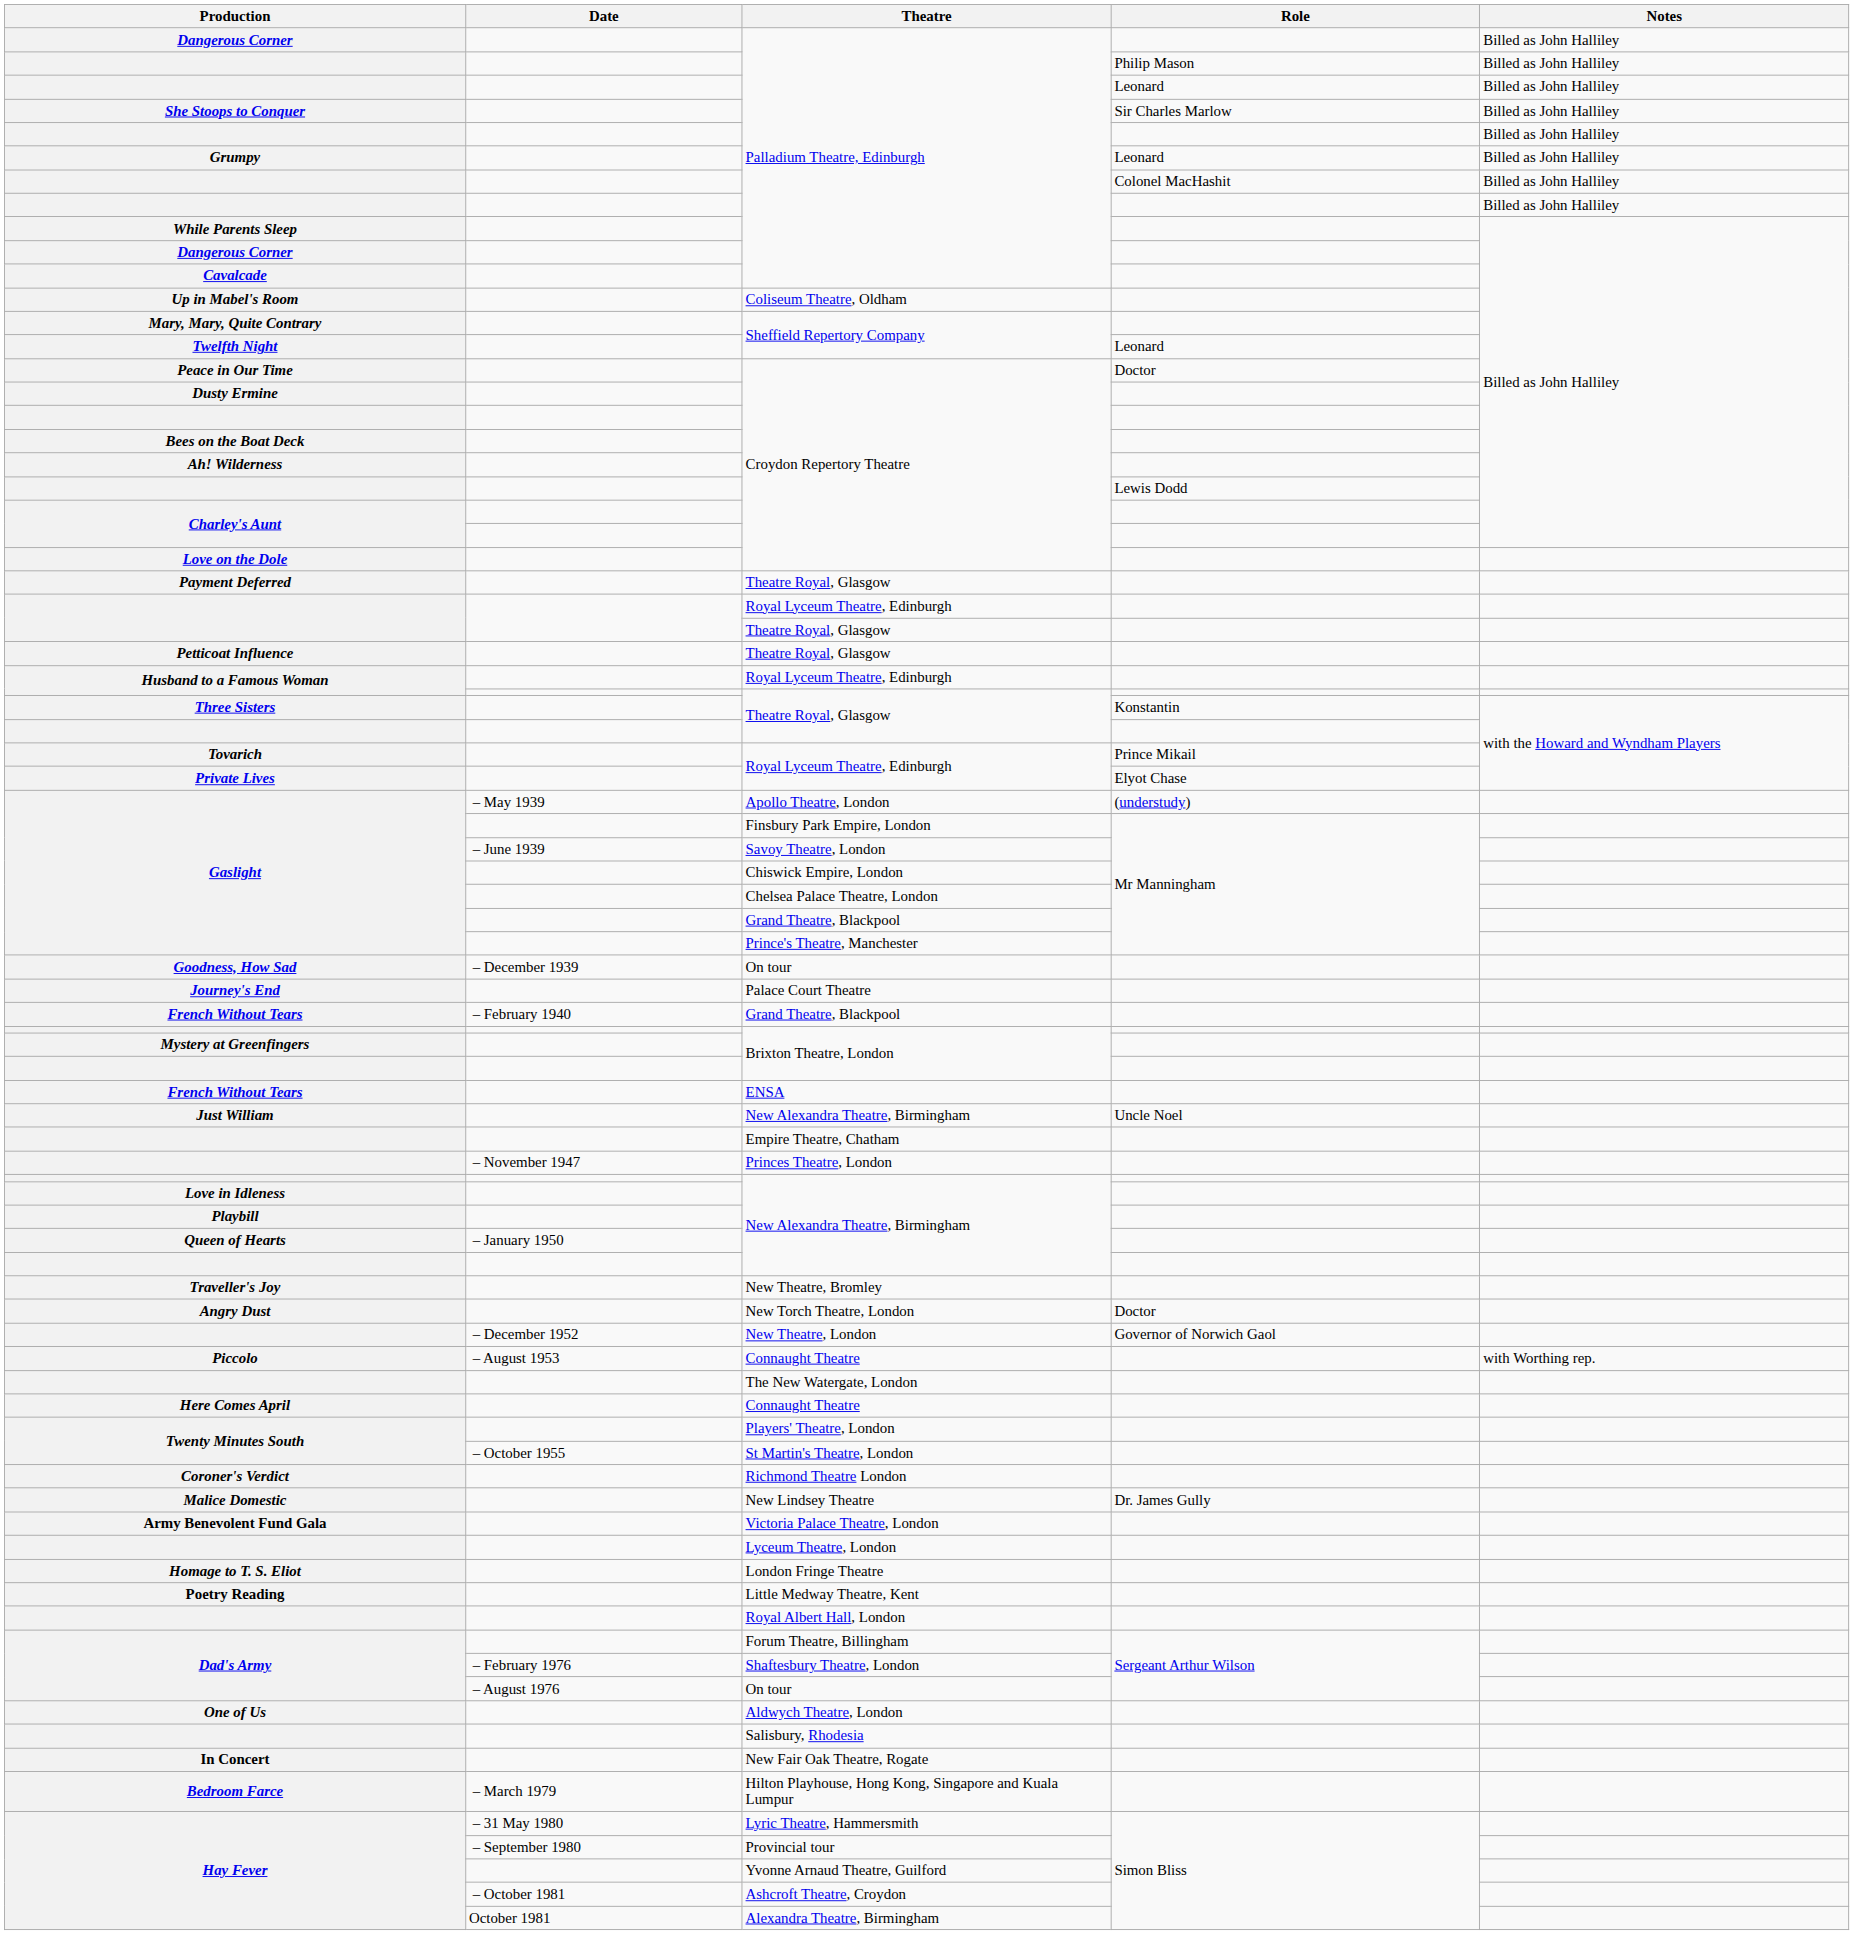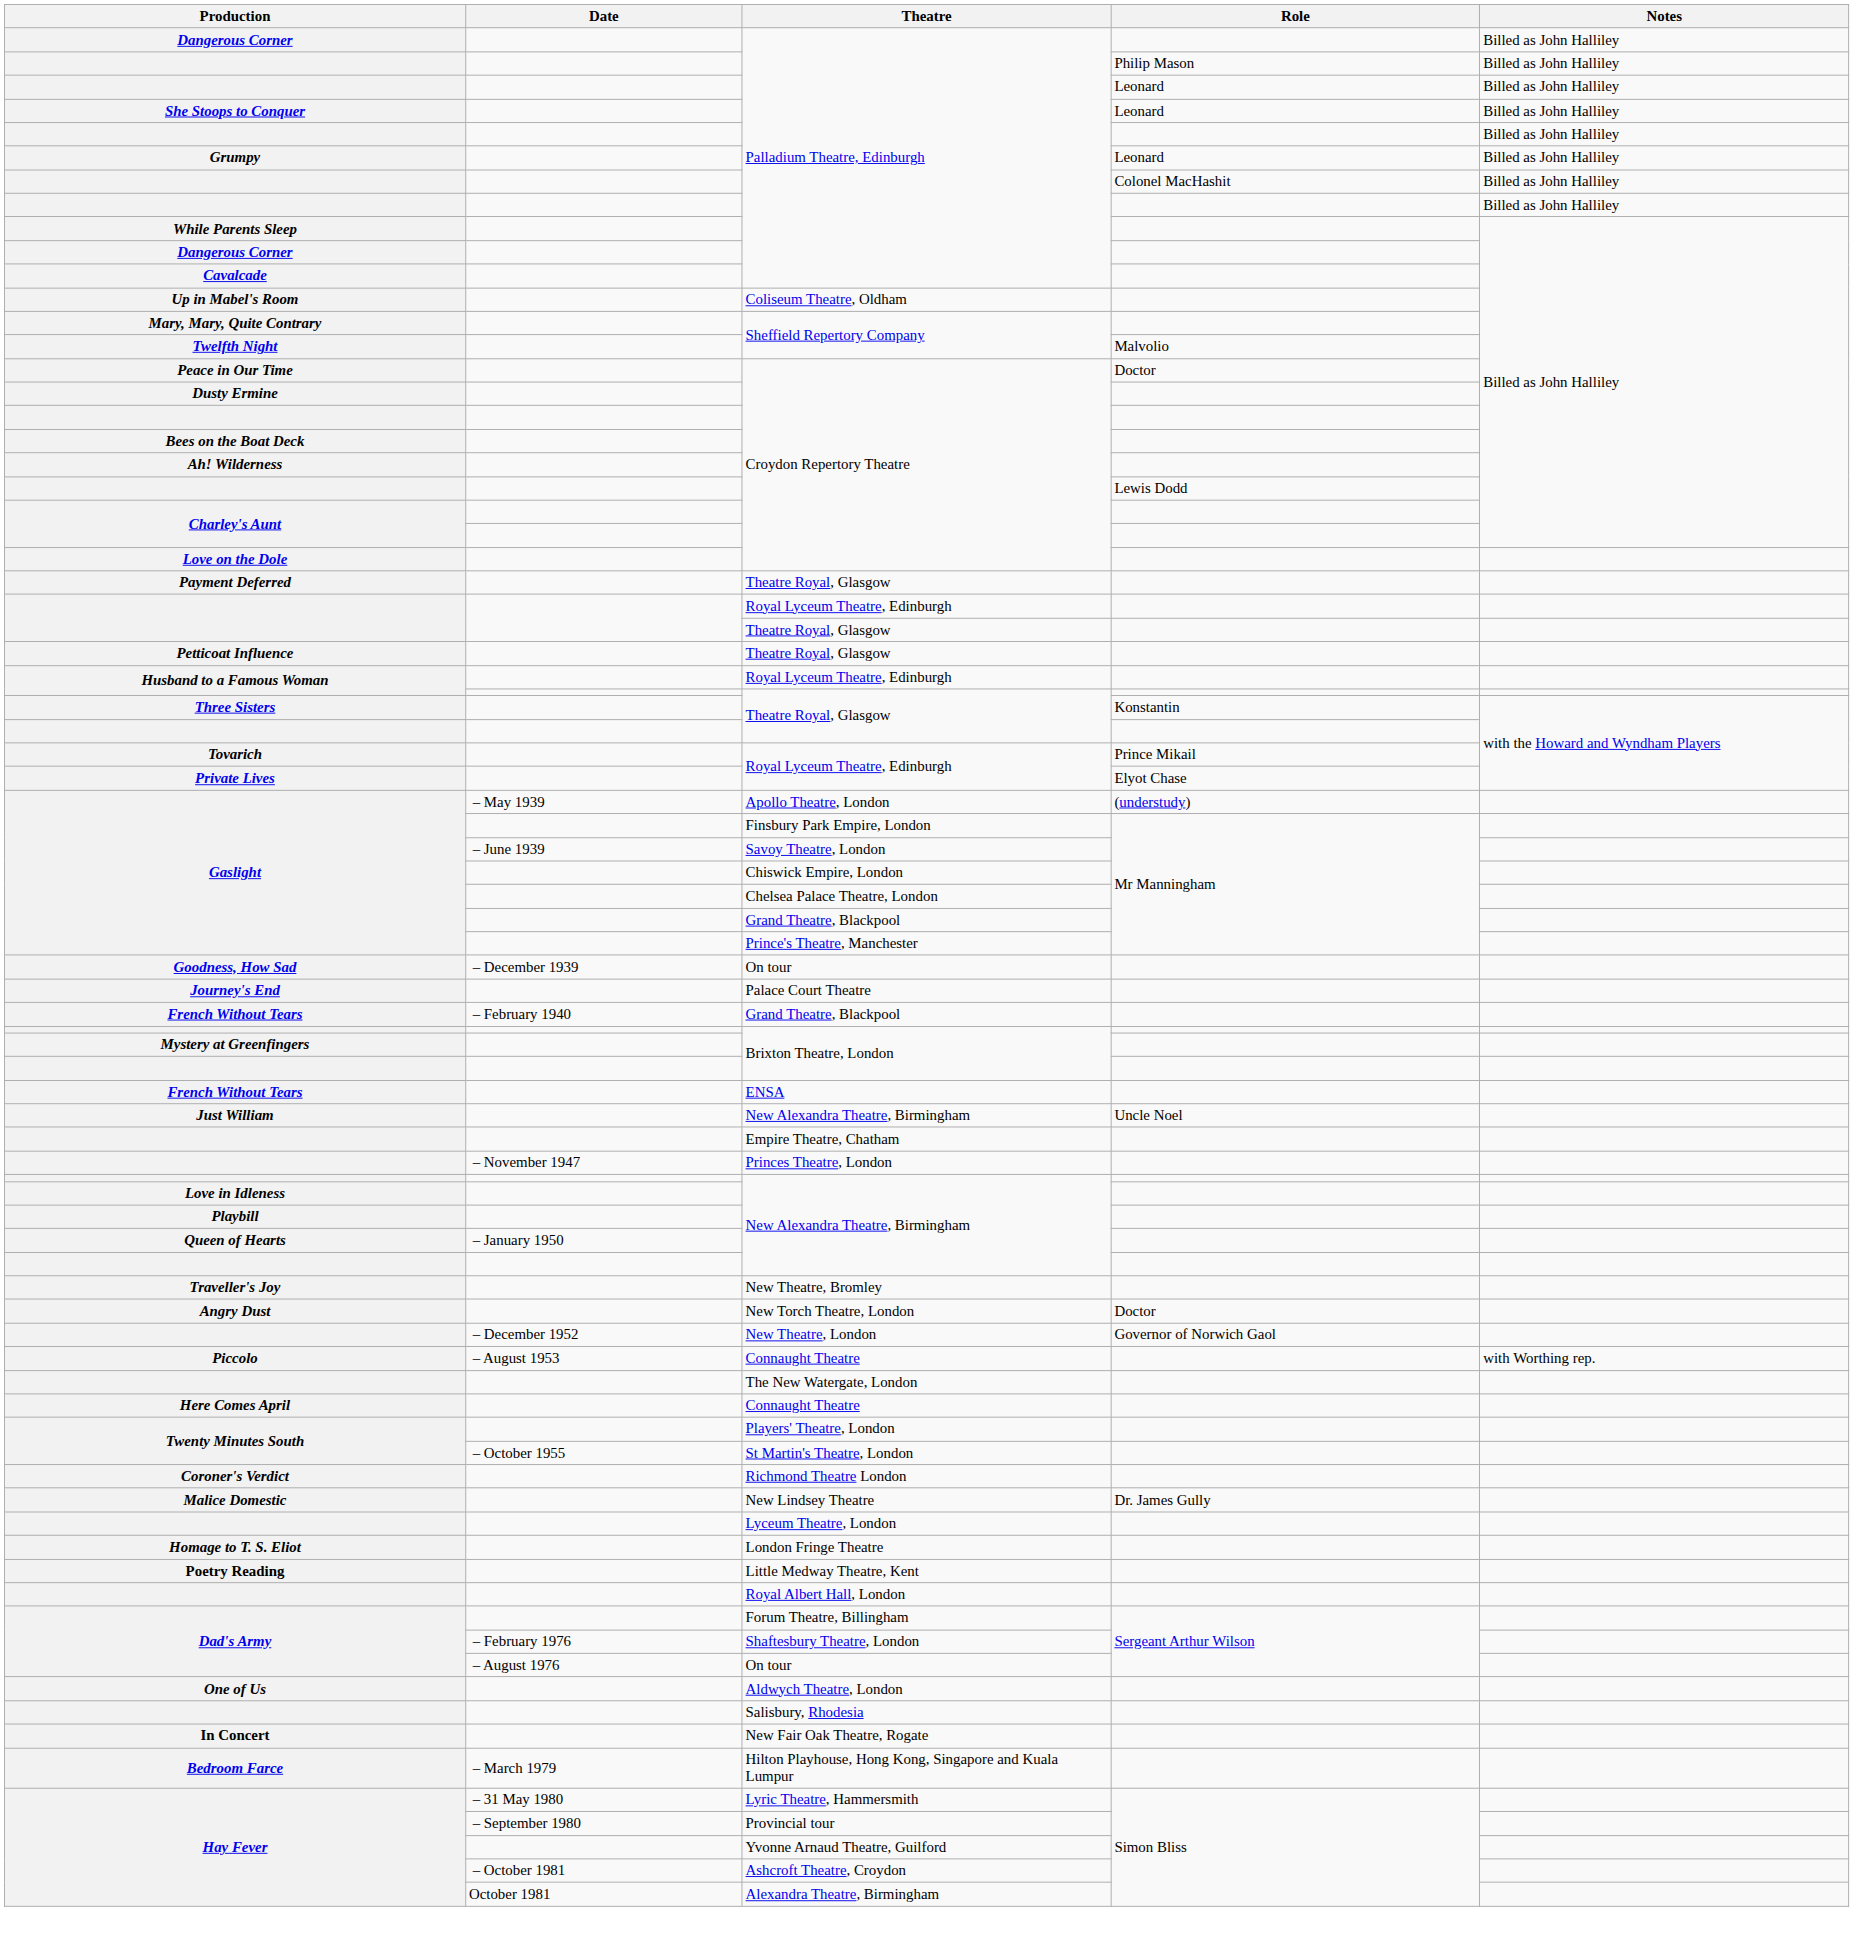(1173, 110) Sir Charles Marlow -> (1139, 110) Leonard
(1139, 346) Leonard -> (1142, 346) Malvolio
- row: (235, 1523)
